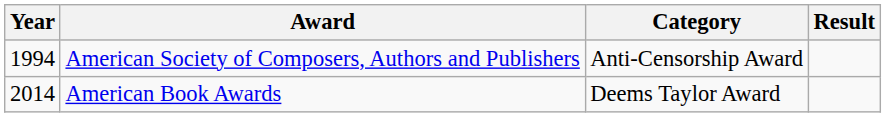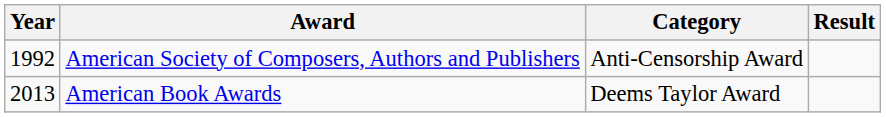(32, 58) 1994 -> (32, 58) 1992
(32, 93) 2014 -> (32, 93) 2013
